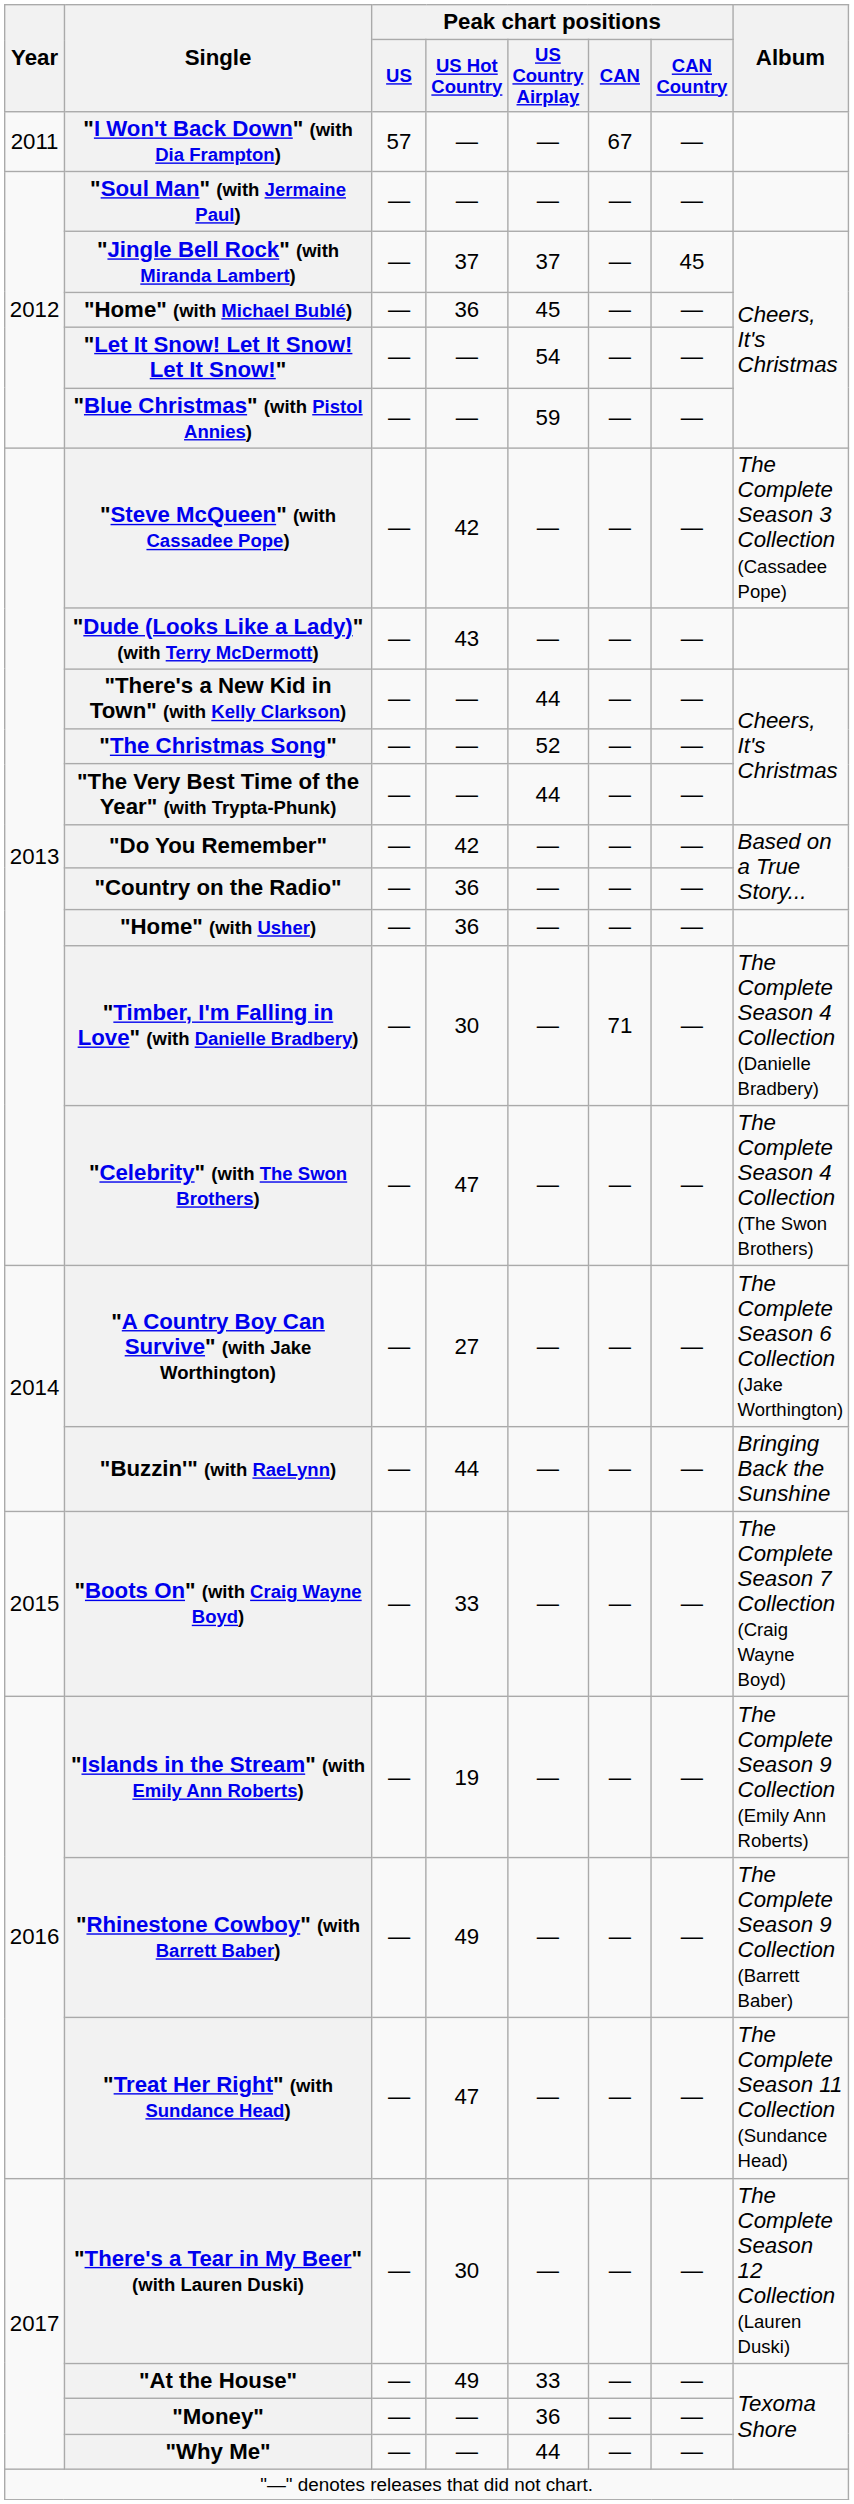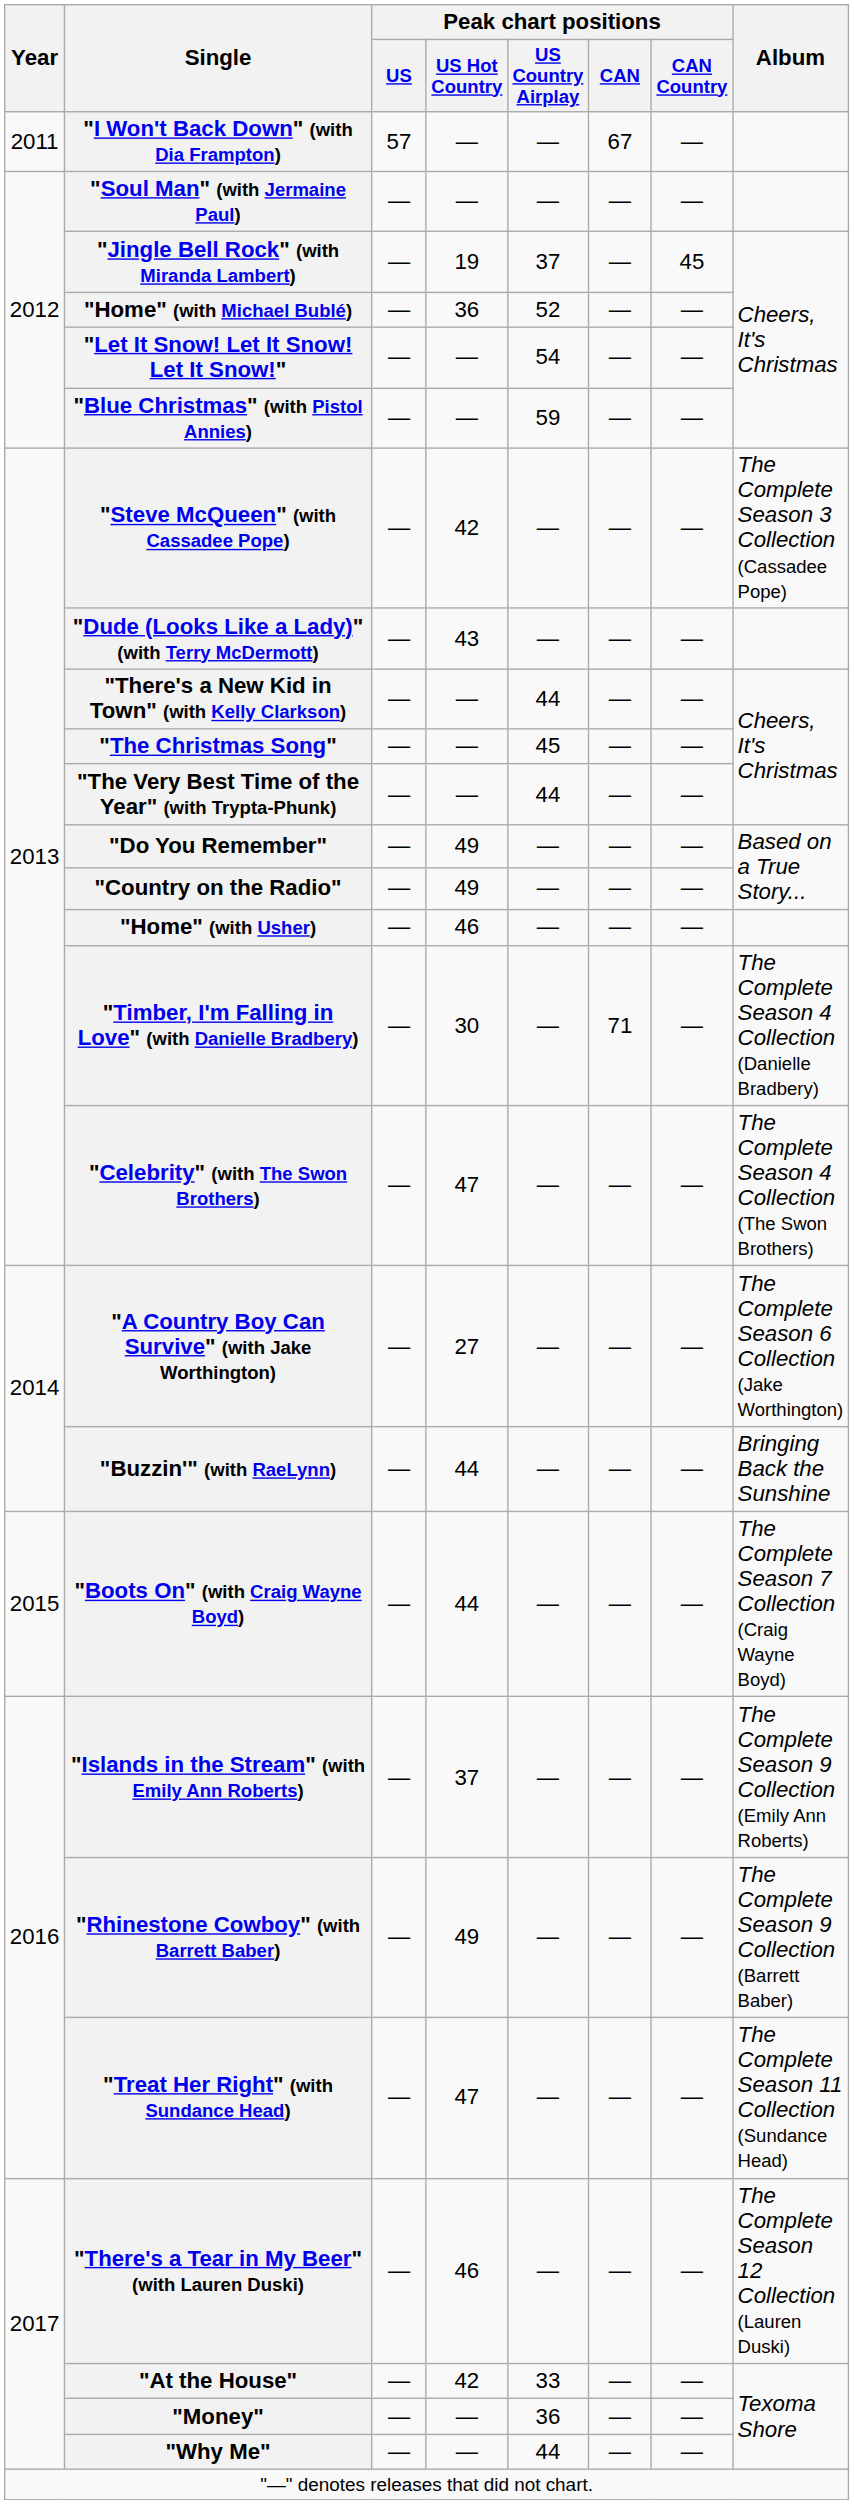(467, 261) 37 -> (467, 261) 19
(548, 309) 45 -> (548, 309) 52
(548, 746) 52 -> (548, 746) 45
(467, 845) 42 -> (467, 845) 49
(467, 888) 36 -> (467, 888) 49
(467, 927) 36 -> (467, 927) 46
(467, 1604) 33 -> (467, 1604) 44
(467, 1776) 19 -> (467, 1776) 37
(467, 2270) 30 -> (467, 2270) 46
(467, 2380) 49 -> (467, 2380) 42
